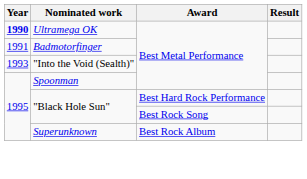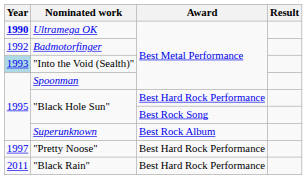(18, 47) 1991 -> (18, 47) 1992
(18, 64) no background -> (18, 64) lightblue background
+ row: (65, 149)
+ row: (62, 166)
